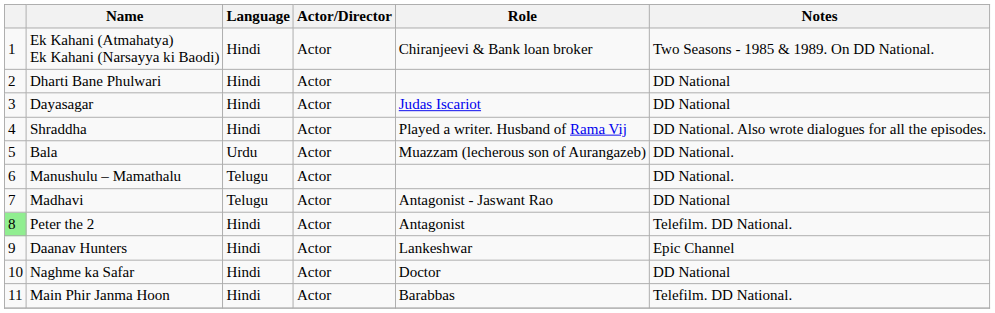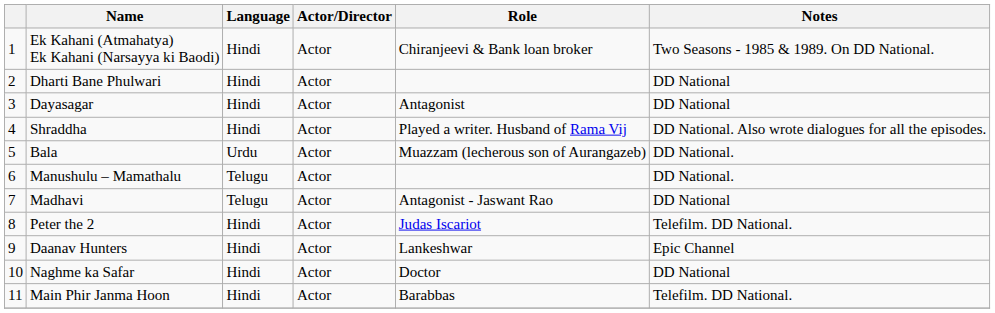(440, 104) Judas Iscariot -> (432, 104) Antagonist
(12, 224) lightgreen background -> (12, 224) no background
(432, 224) Antagonist -> (440, 224) Judas Iscariot
